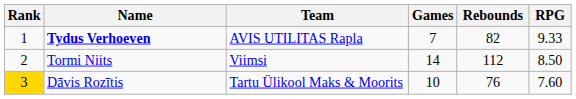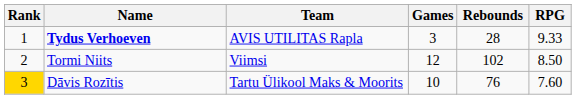(433, 37) 7 -> (433, 37) 3
(493, 37) 82 -> (493, 37) 28
(433, 60) 14 -> (433, 60) 12
(493, 60) 112 -> (493, 60) 102
